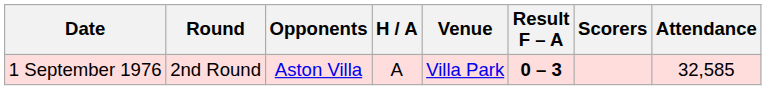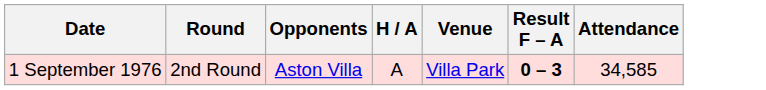- column: (613, 29)
(706, 69) 32,585 -> (629, 69) 34,585
